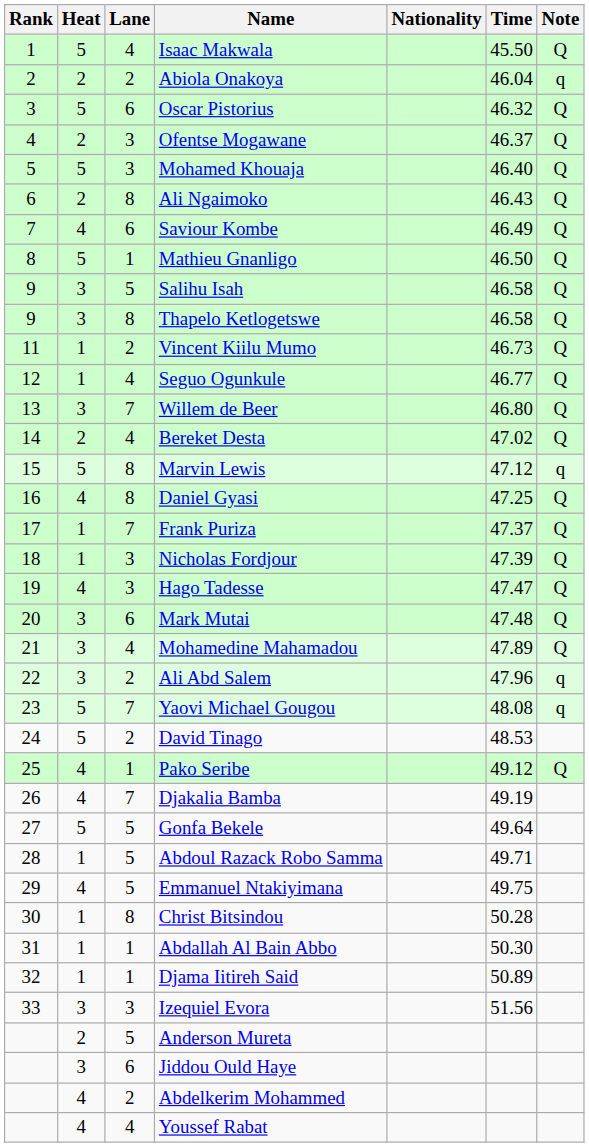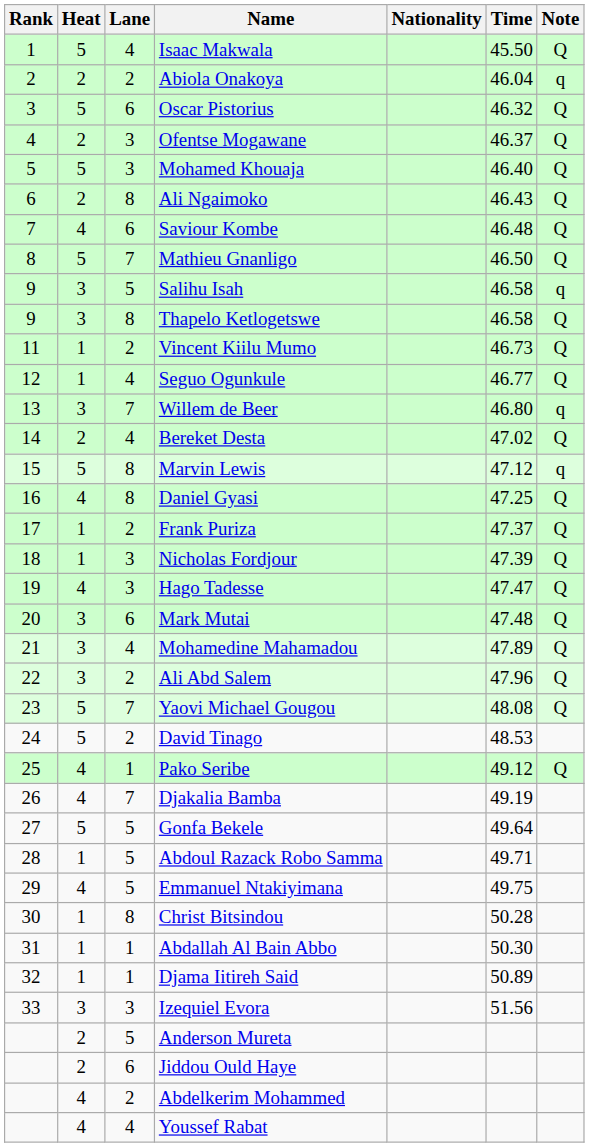(512, 229) 46.49 -> (512, 229) 46.48
(130, 259) 1 -> (130, 259) 7
(560, 288) Q -> (560, 288) q
(560, 408) Q -> (560, 408) q
(130, 528) 7 -> (130, 528) 2
(560, 678) q -> (560, 678) Q
(560, 708) q -> (560, 708) Q
(81, 1067) 3 -> (81, 1067) 2
